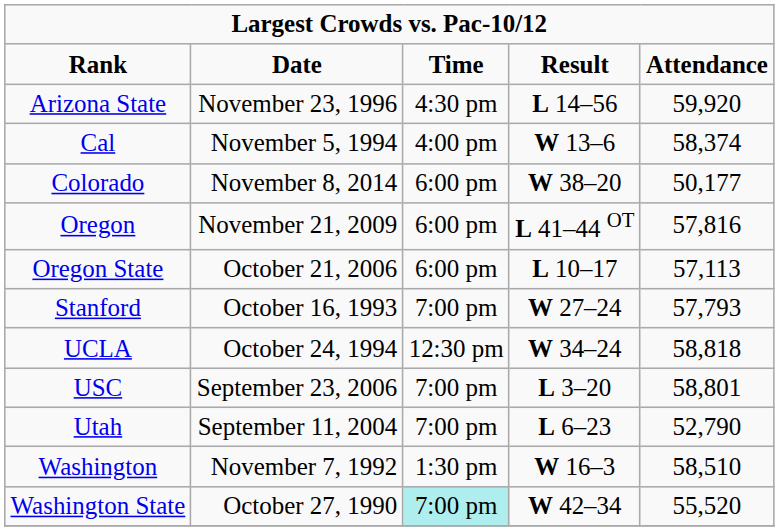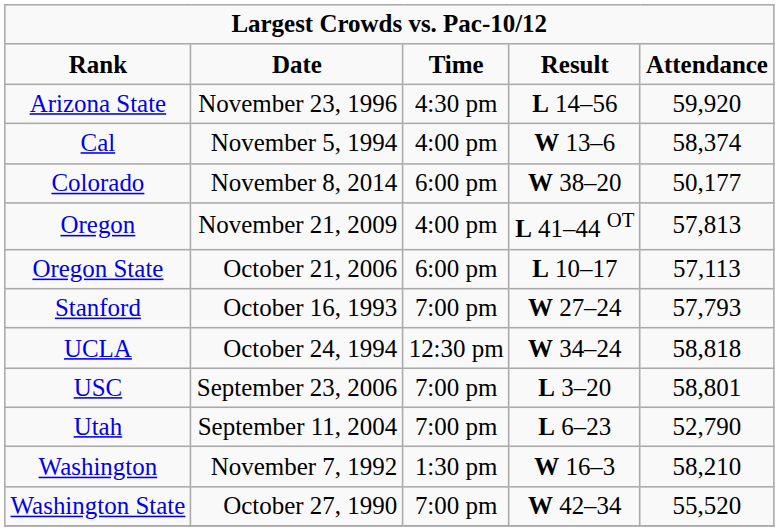(456, 225) 6:00 pm -> (456, 225) 4:00 pm
(707, 225) 57,816 -> (707, 225) 57,813
(707, 466) 58,510 -> (707, 466) 58,210
(456, 506) paleturquoise background -> (456, 506) no background
